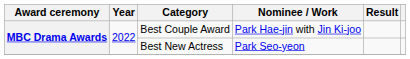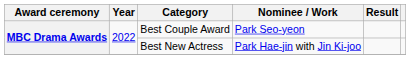(298, 29) Park Hae-jin with Jin Ki-joo -> (270, 29) Park Seo-yeon
(270, 46) Park Seo-yeon -> (298, 46) Park Hae-jin with Jin Ki-joo
